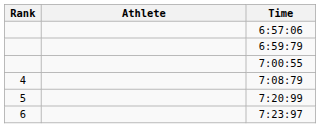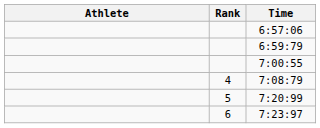columns swapped: (23, 13) <-> (144, 13)
